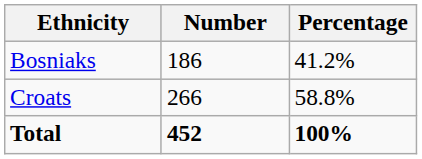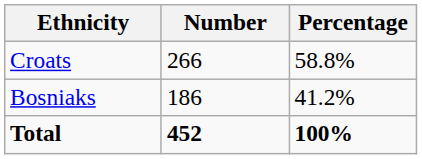rows swapped: (41, 97) <-> (53, 60)
